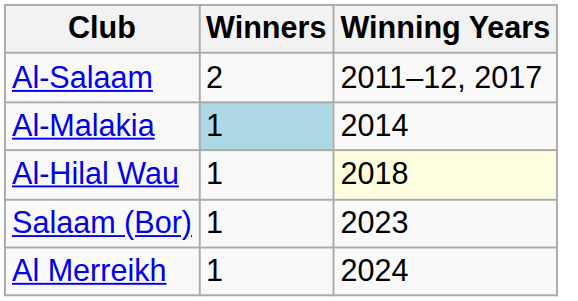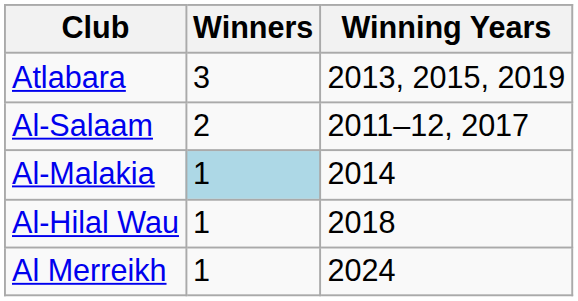+ row: (69, 77)
(374, 174) lightyellow background -> (361, 222) no background
- row: (102, 222)
